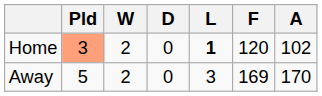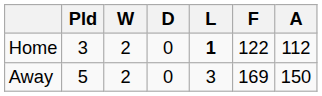(83, 47) lightsalmon background -> (83, 47) no background
(253, 47) 120 -> (253, 47) 122
(296, 47) 102 -> (296, 47) 112
(296, 76) 170 -> (296, 76) 150
